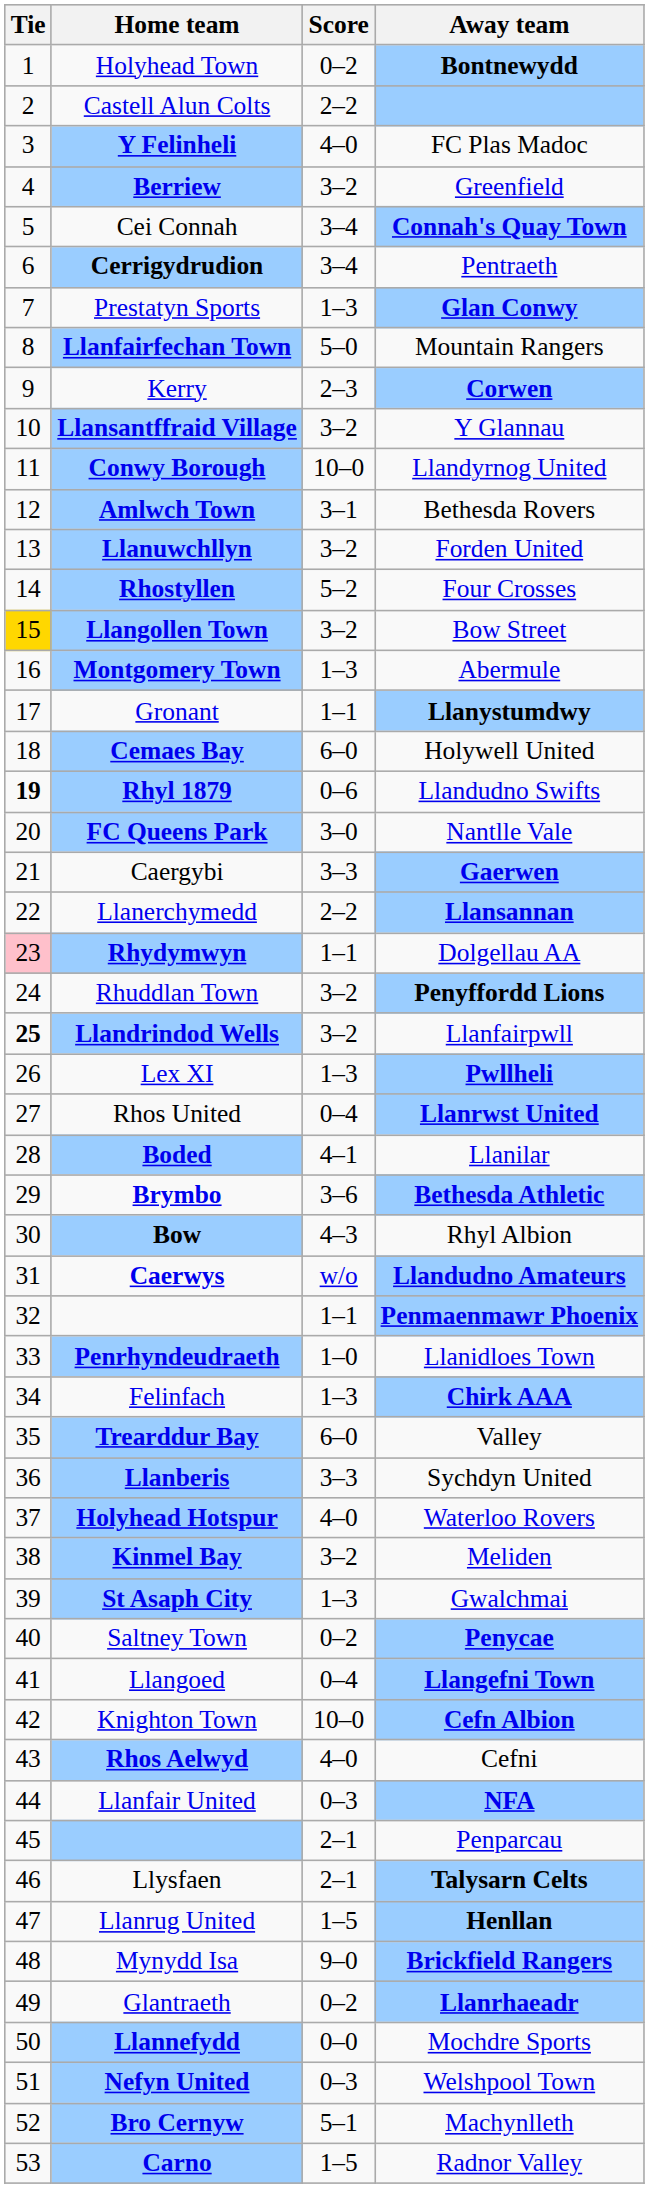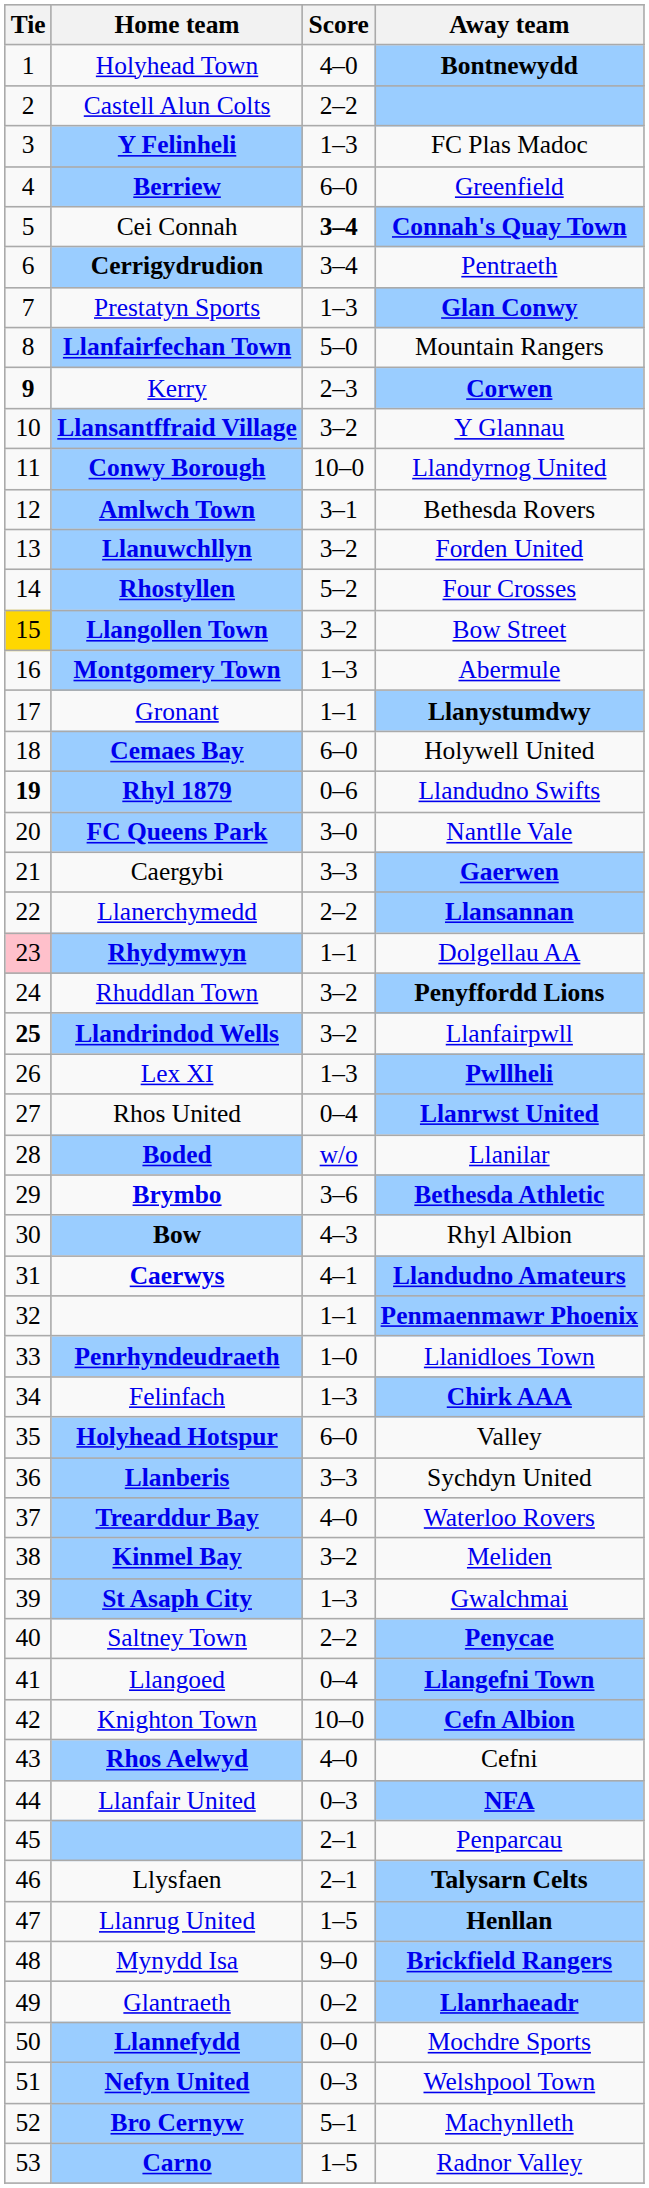(339, 65) 0–2 -> (339, 65) 4–0
(339, 145) 4–0 -> (339, 145) 1–3
(339, 186) 3–2 -> (339, 186) 6–0
(339, 226) normal -> (339, 226) bold
(28, 387) normal -> (28, 387) bold
(339, 1154) 4–1 -> (339, 1154) w/o
(339, 1275) w/o -> (339, 1275) 4–1
(177, 1436) Trearddur Bay -> (177, 1436) Holyhead Hotspur
(177, 1517) Holyhead Hotspur -> (177, 1517) Trearddur Bay
(339, 1638) 0–2 -> (339, 1638) 2–2
